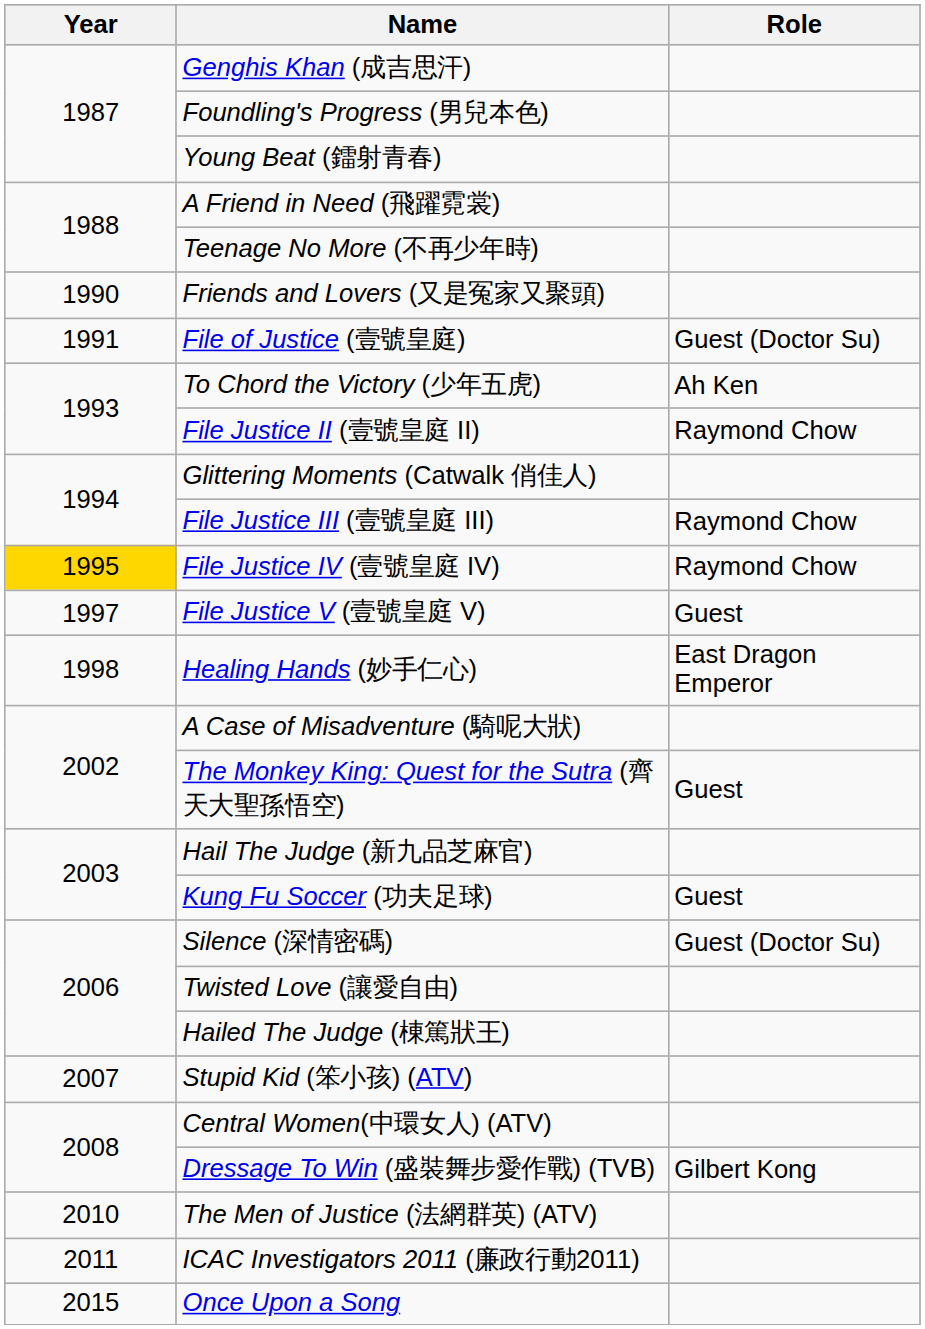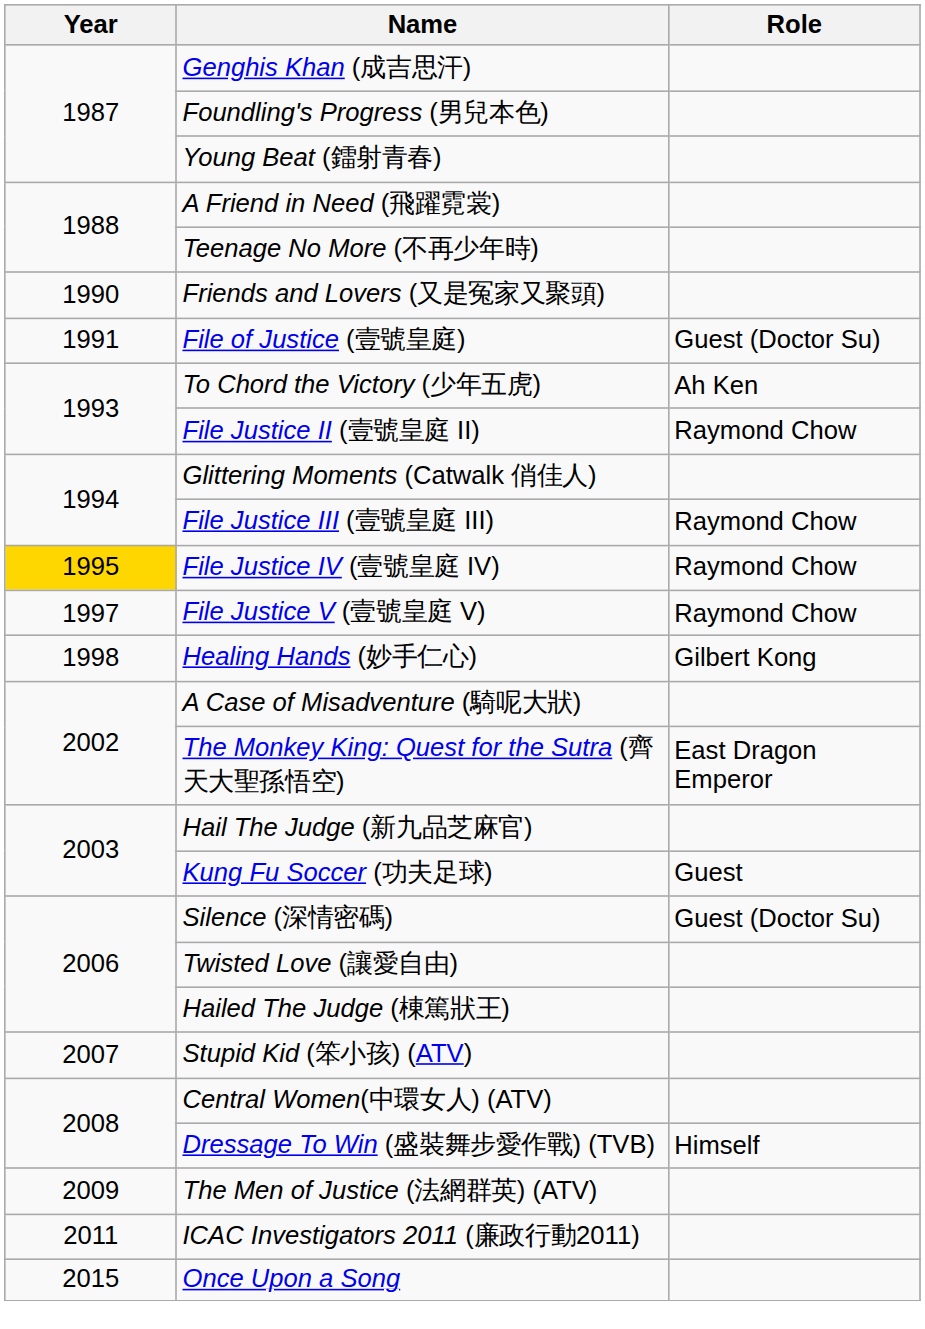(708, 612) Guest -> (765, 612) Raymond Chow
(745, 670) East Dragon Emperor -> (745, 658) Gilbert Kong
(708, 789) Guest -> (745, 765) East Dragon Emperor
(745, 1169) Gilbert Kong -> (717, 1145) Himself
(91, 1214) 2010 -> (91, 1190) 2009
